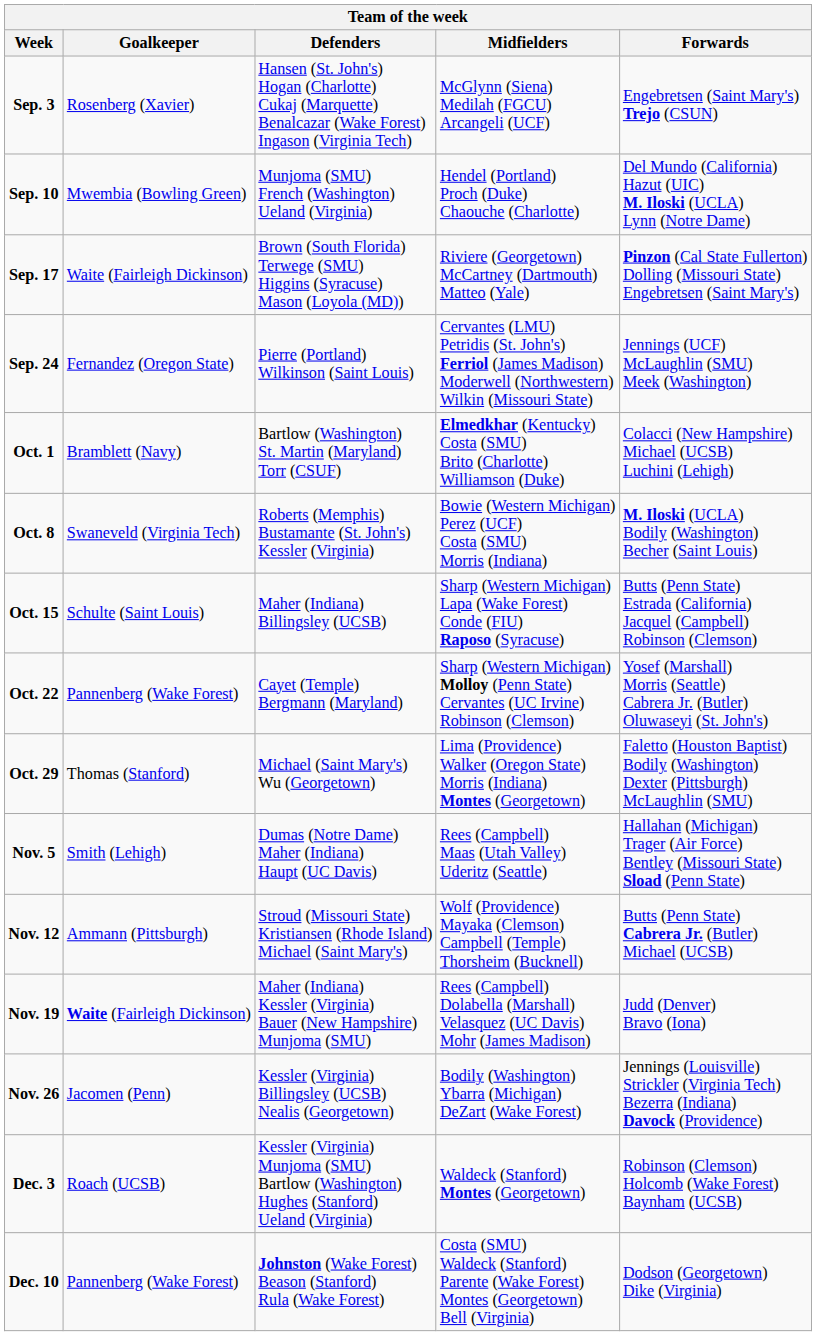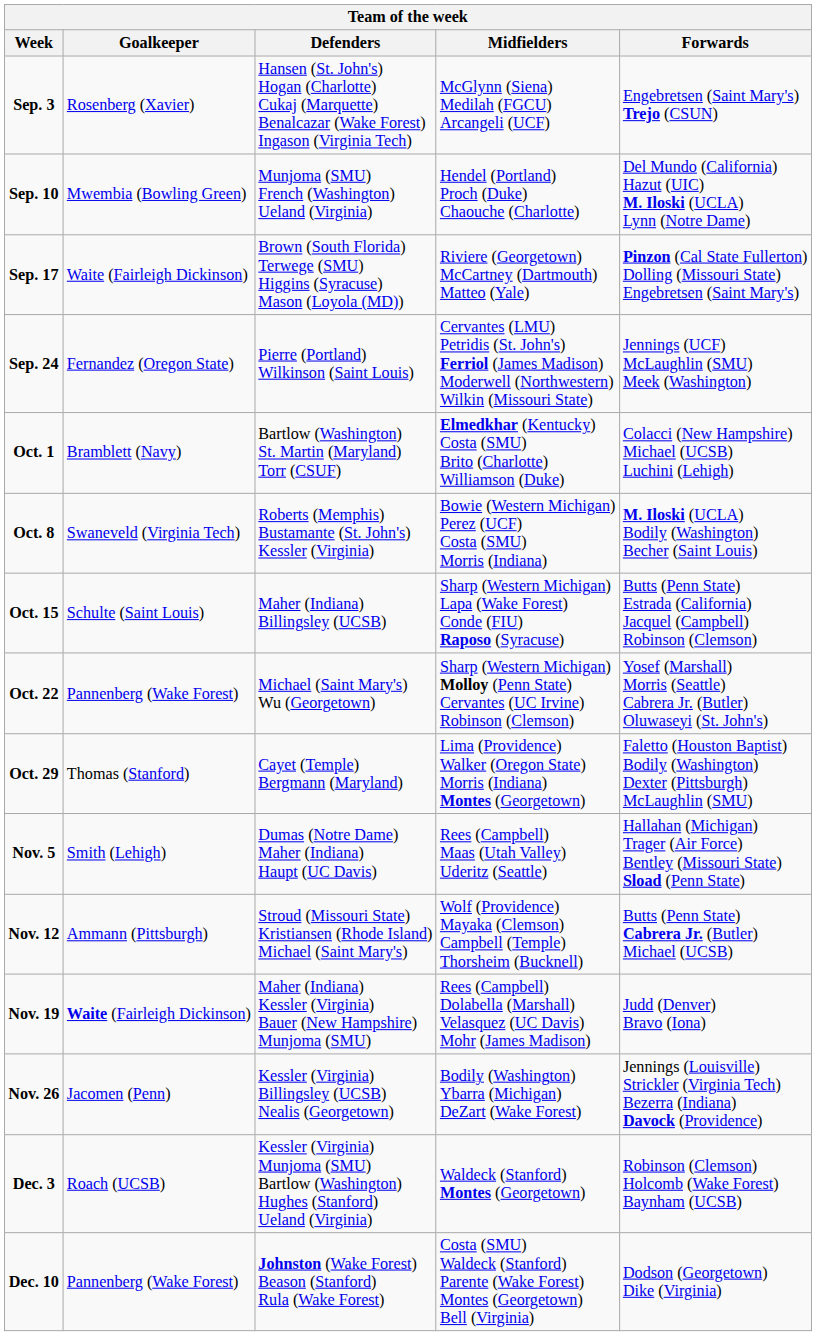(331, 693) Cayet (Temple) Bergmann (Maryland) -> (333, 693) Michael (Saint Mary's) Wu (Georgetown)
(333, 773) Michael (Saint Mary's) Wu (Georgetown) -> (331, 773) Cayet (Temple) Bergmann (Maryland)
